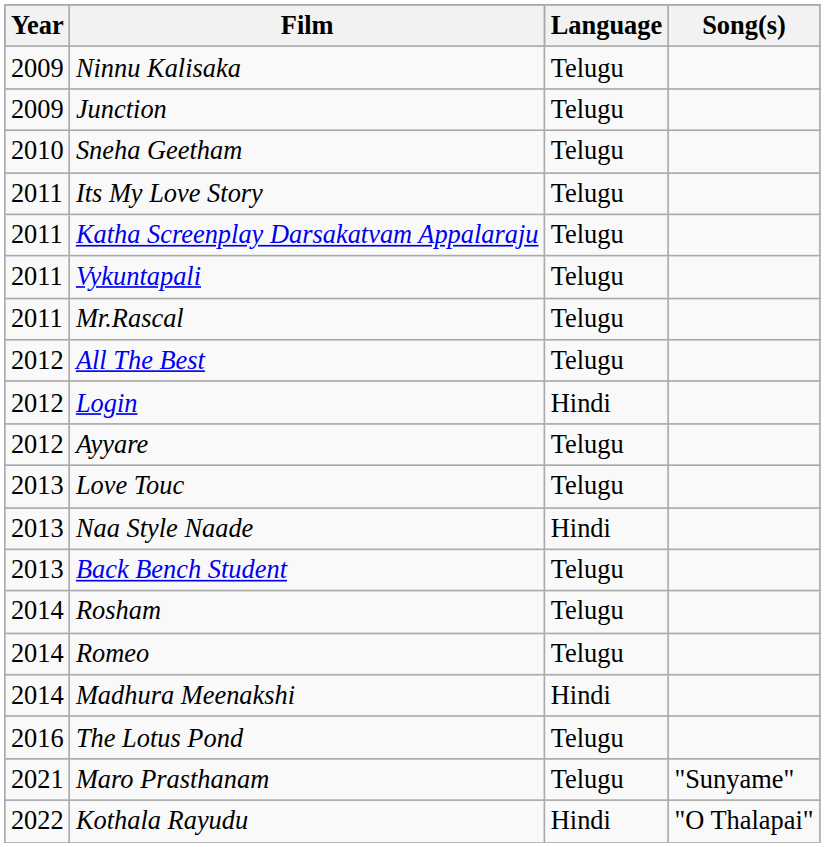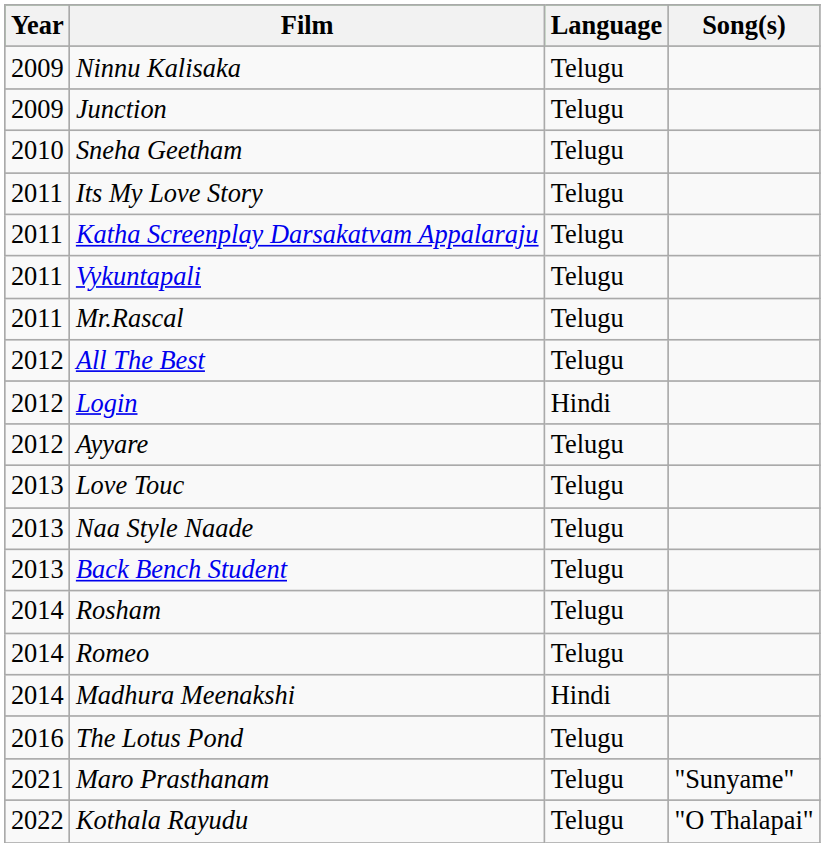(581, 527) Hindi -> (587, 527) Telugu
(581, 820) Hindi -> (587, 820) Telugu
